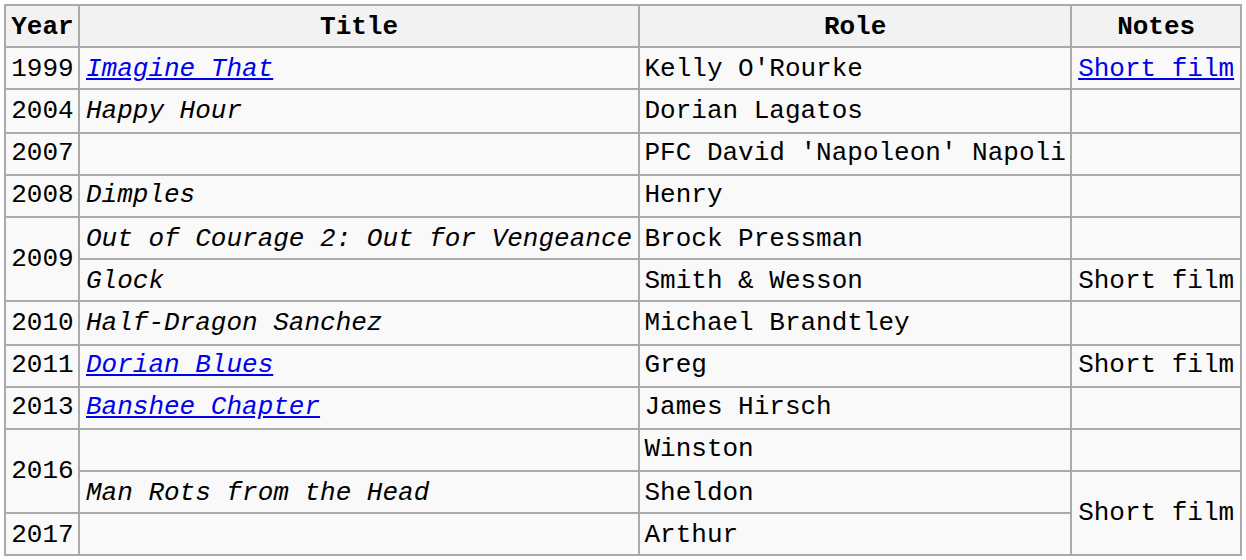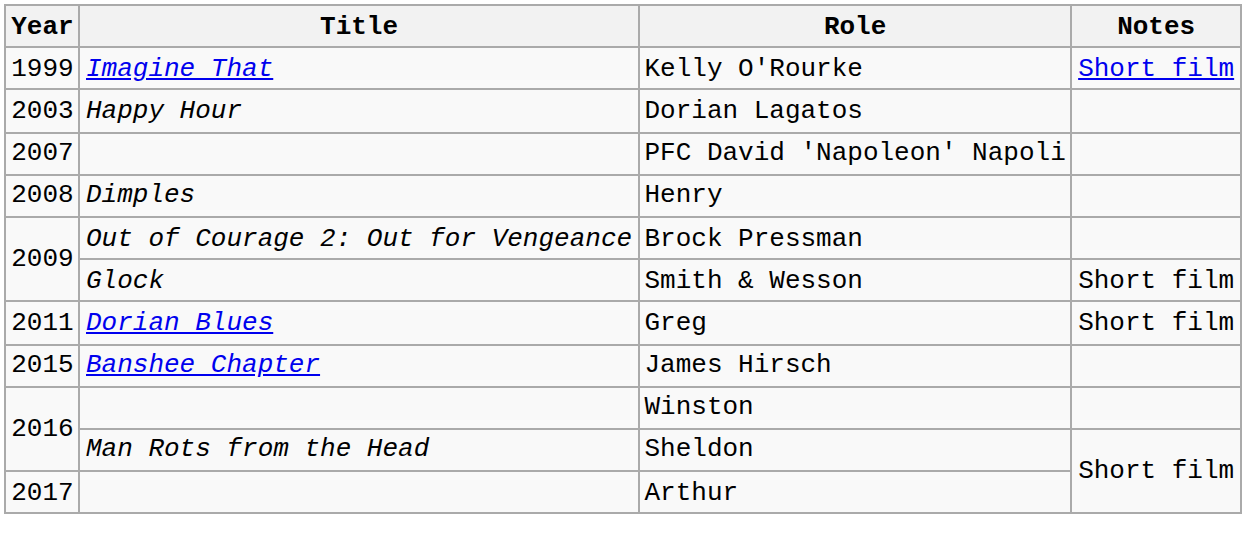(42, 111) 2004 -> (42, 111) 2003
- row: (777, 323)
(42, 408) 2013 -> (42, 365) 2015
